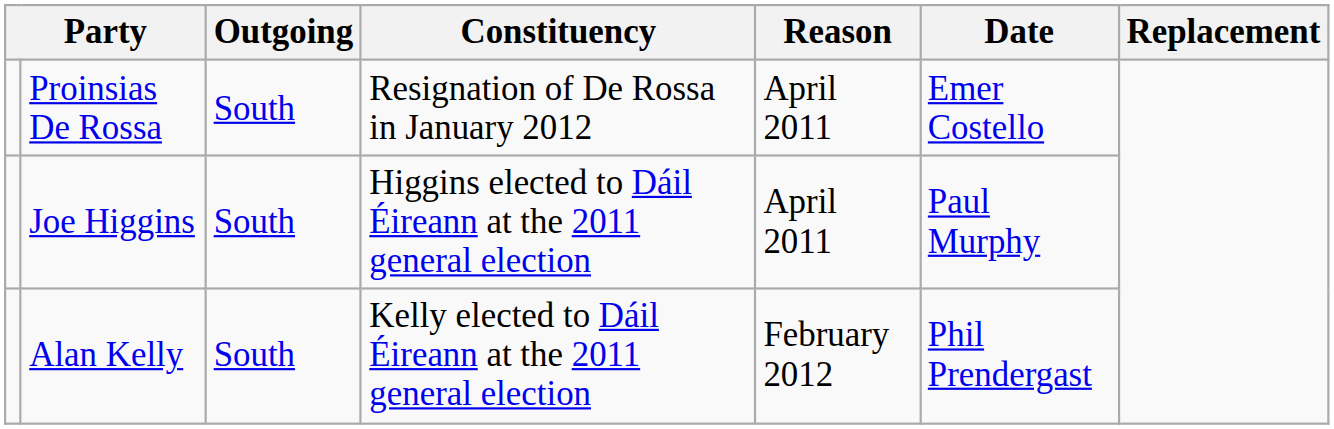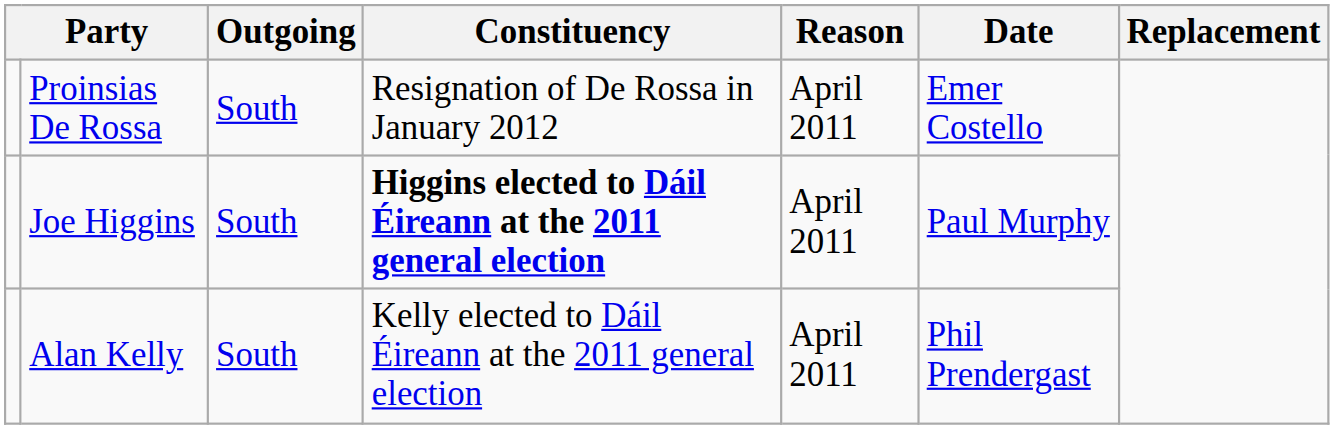(531, 221) normal -> (539, 221) bold
(826, 355) February 2012 -> (826, 355) April 2011
